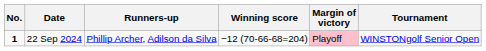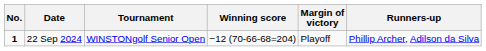columns swapped: (420, 18) <-> (152, 18)
(327, 38) pink background -> (315, 38) no background
